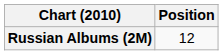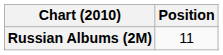(187, 38) 12 -> (187, 38) 11
